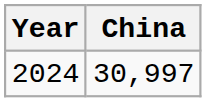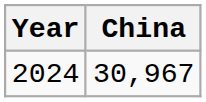(144, 74) 30,997 -> (144, 74) 30,967
